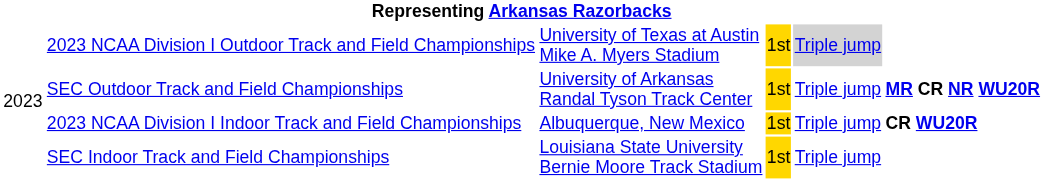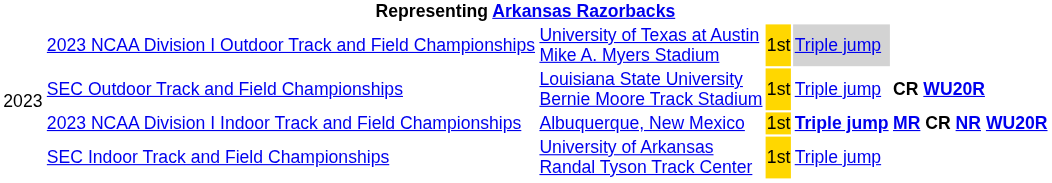(646, 89) University of Arkansas Randal Tyson Track Center -> (651, 89) Louisiana State University Bernie Moore Track Stadium
(963, 89) MR CR NR WU20R -> (939, 89) CR WU20R
(838, 123) normal -> (842, 123) bold
(931, 123) CR WU20R -> (970, 123) MR CR NR WU20R
(651, 157) Louisiana State University Bernie Moore Track Stadium -> (646, 157) University of Arkansas Randal Tyson Track Center
